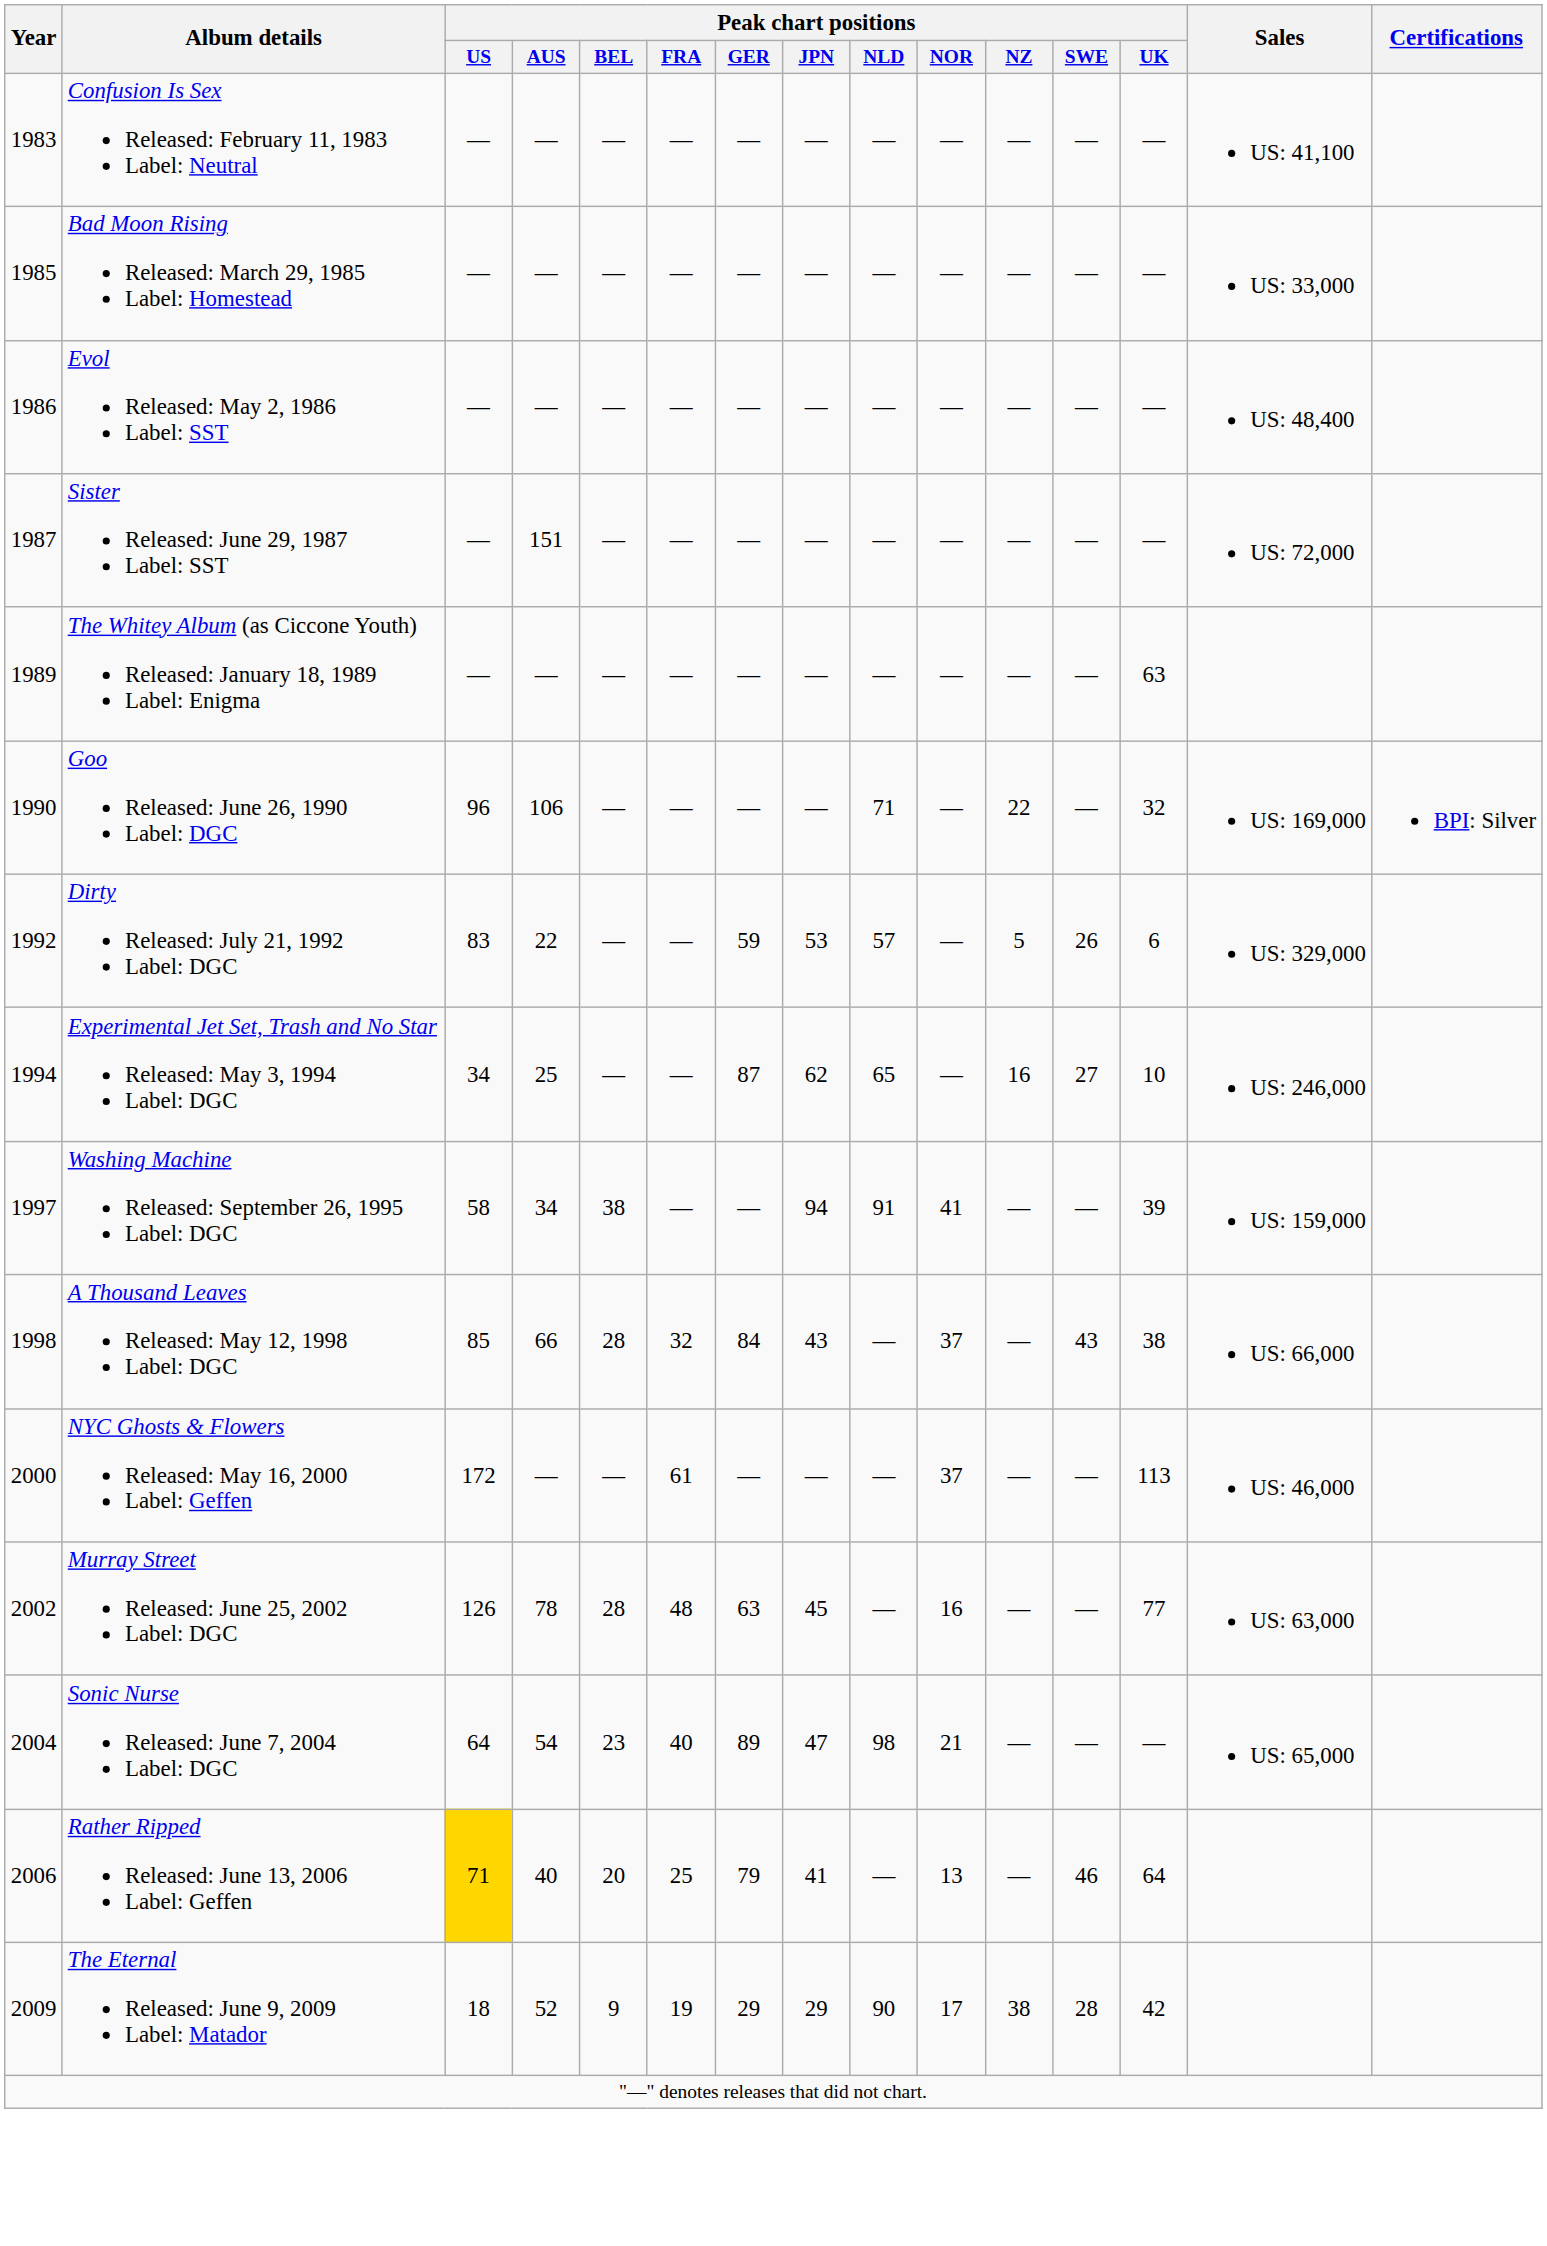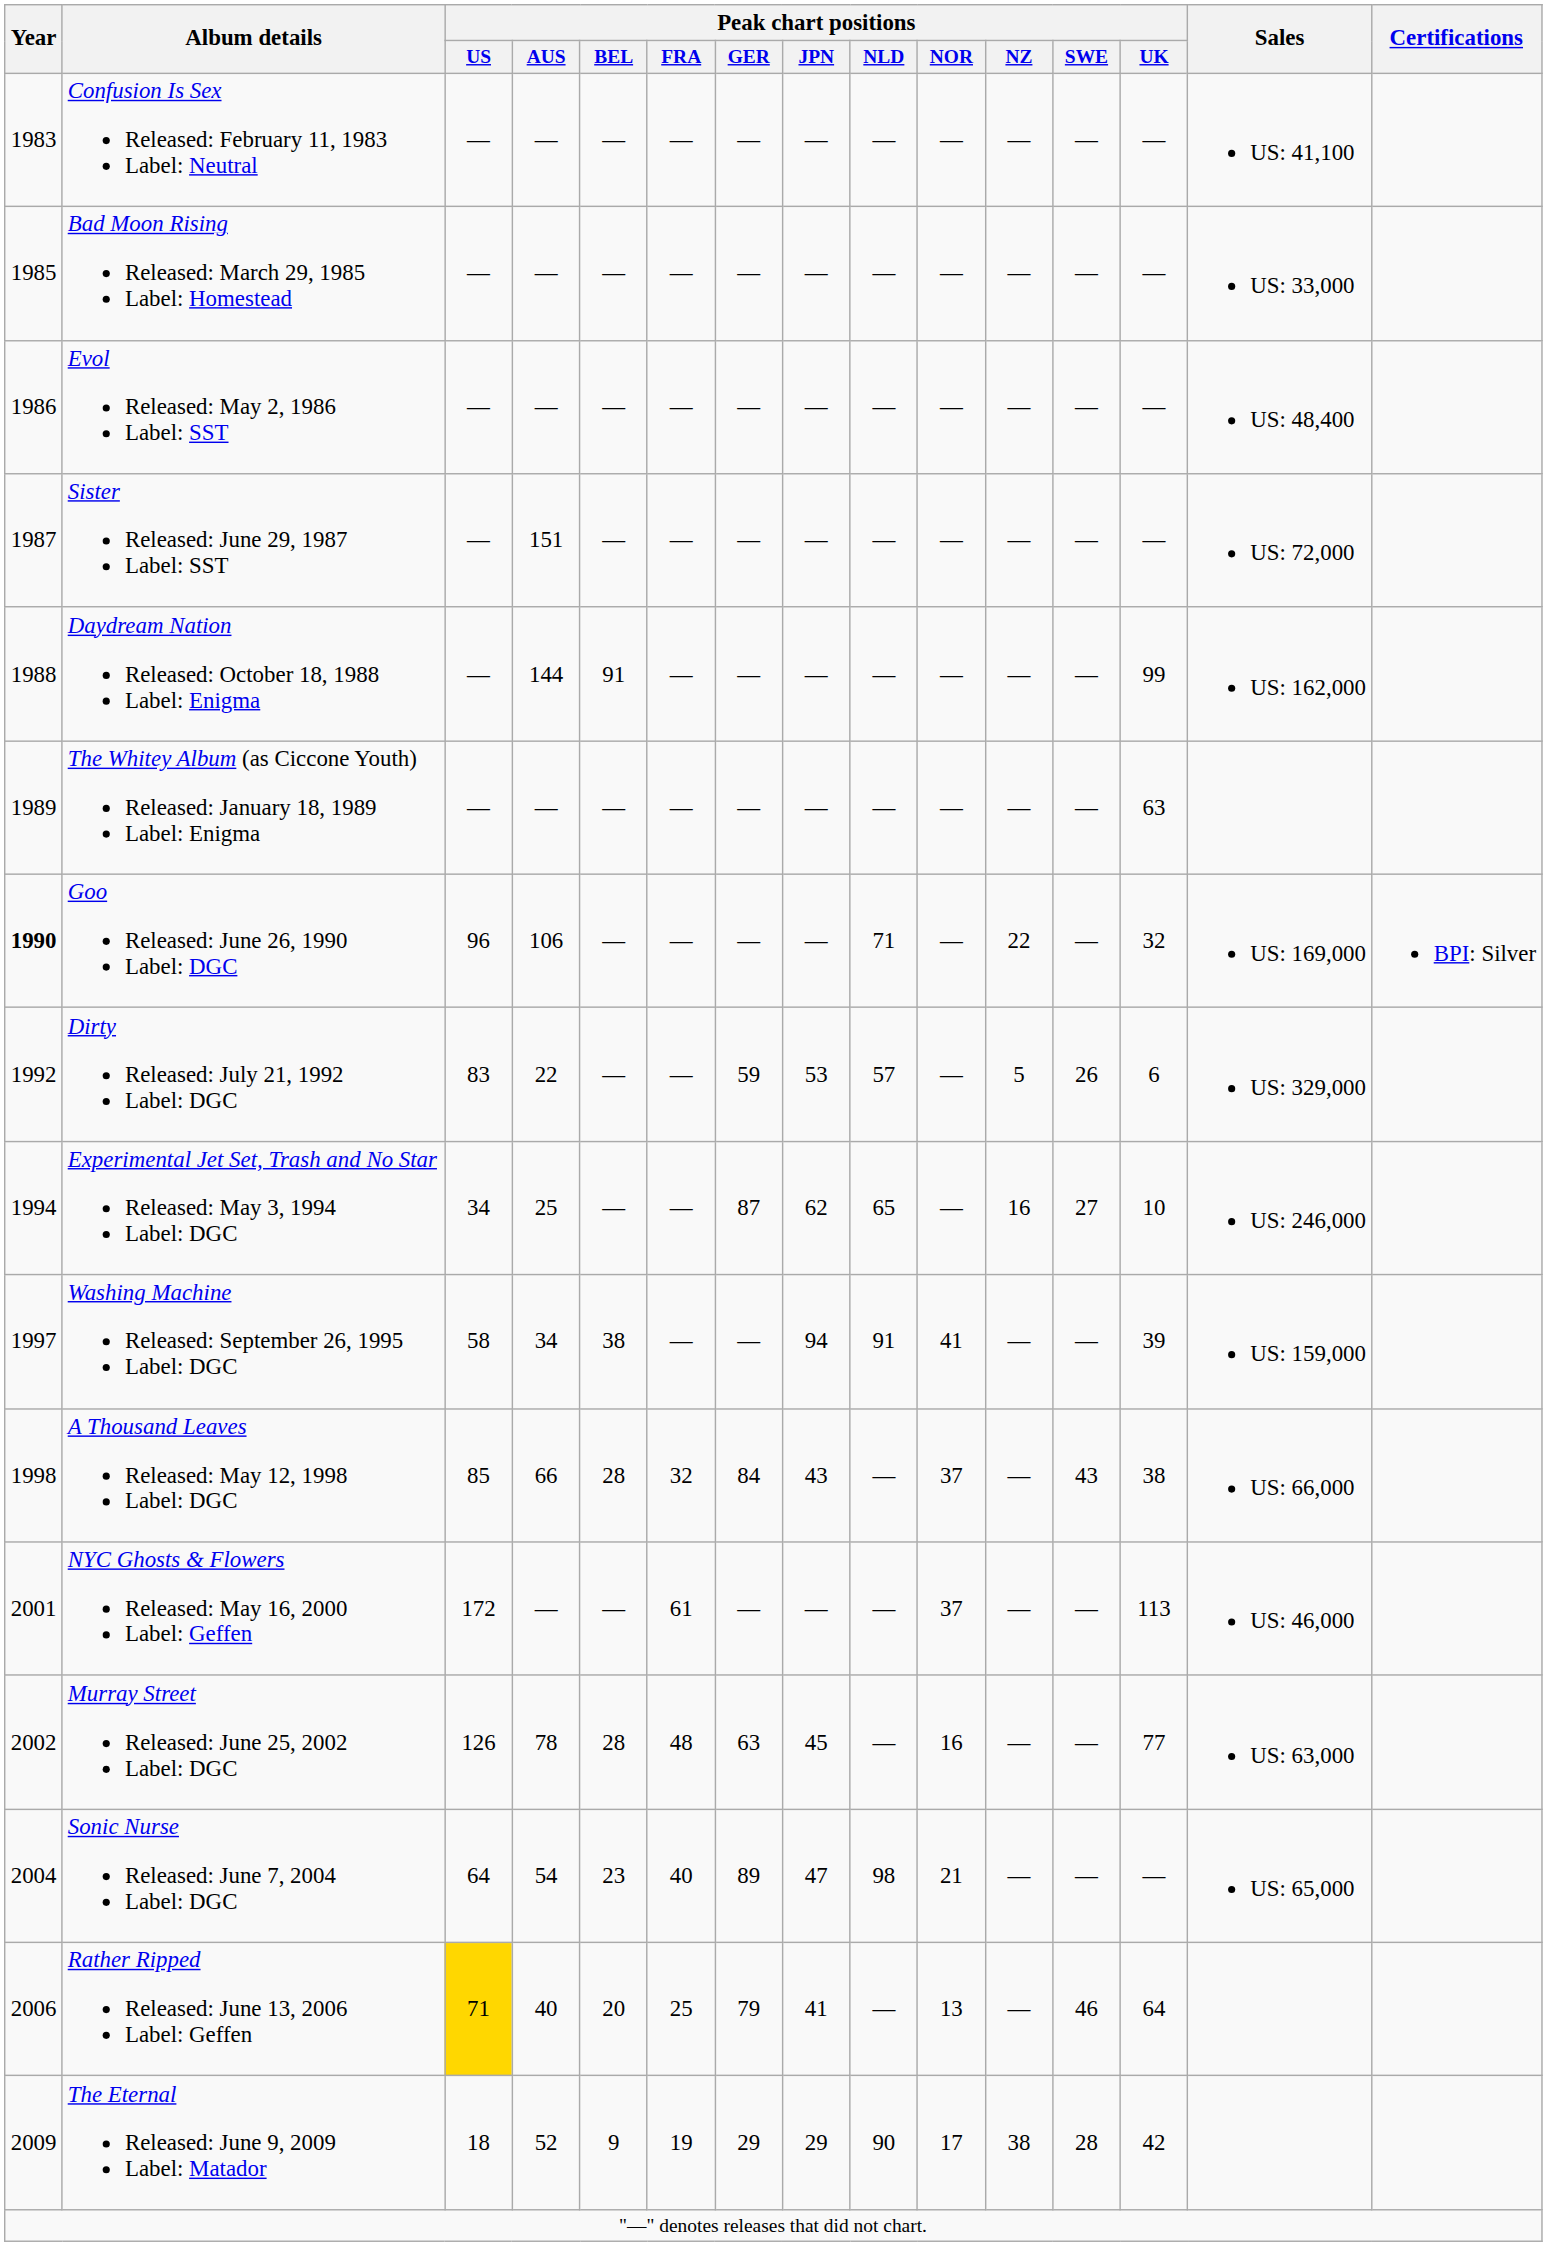+ row: (254, 663)
(34, 807) normal -> (34, 940) bold
(34, 1474) 2000 -> (34, 1608) 2001
